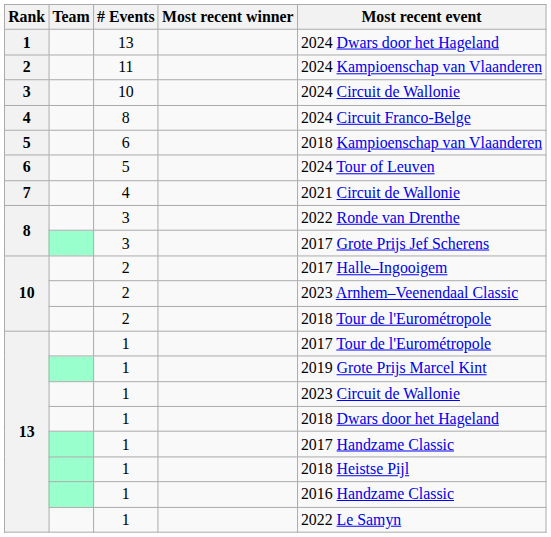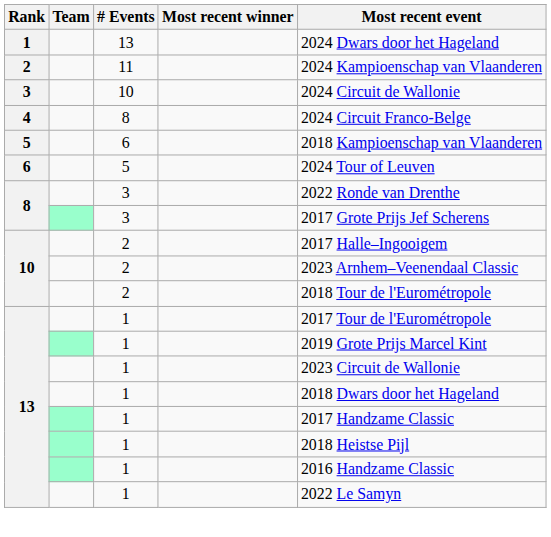- row: (27, 192)
